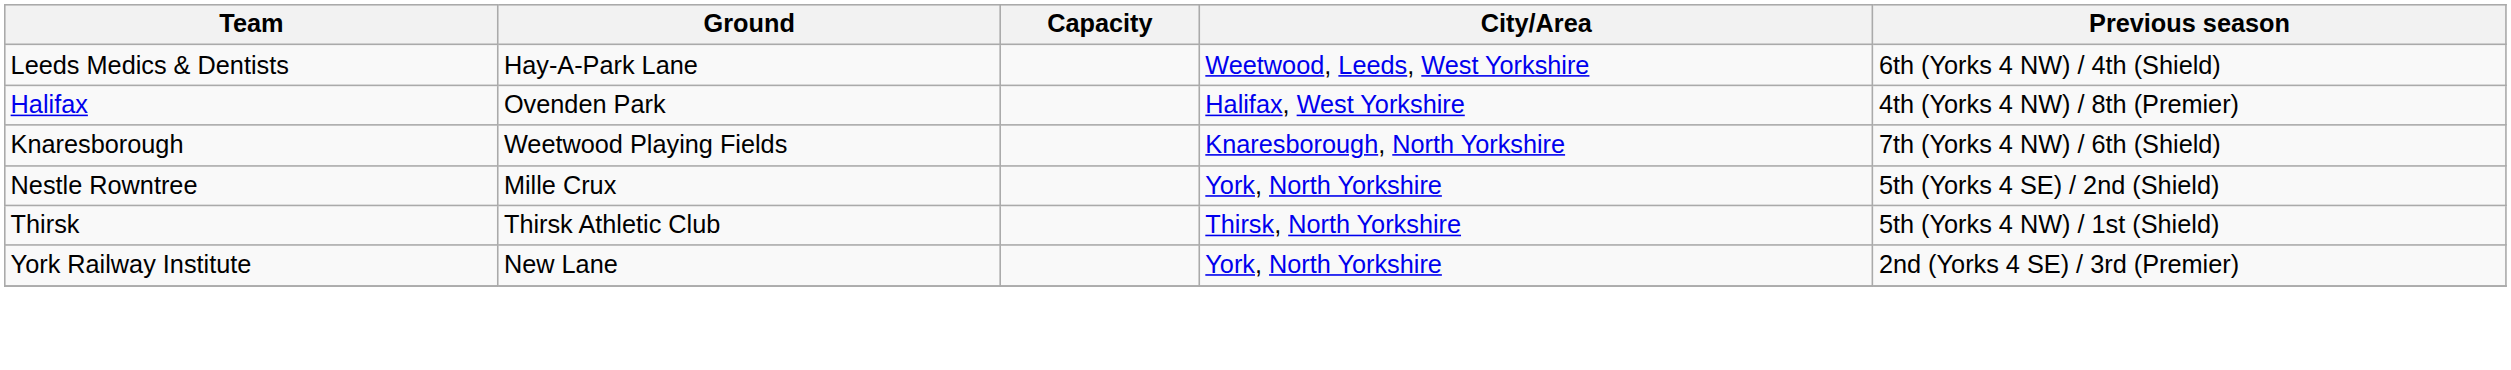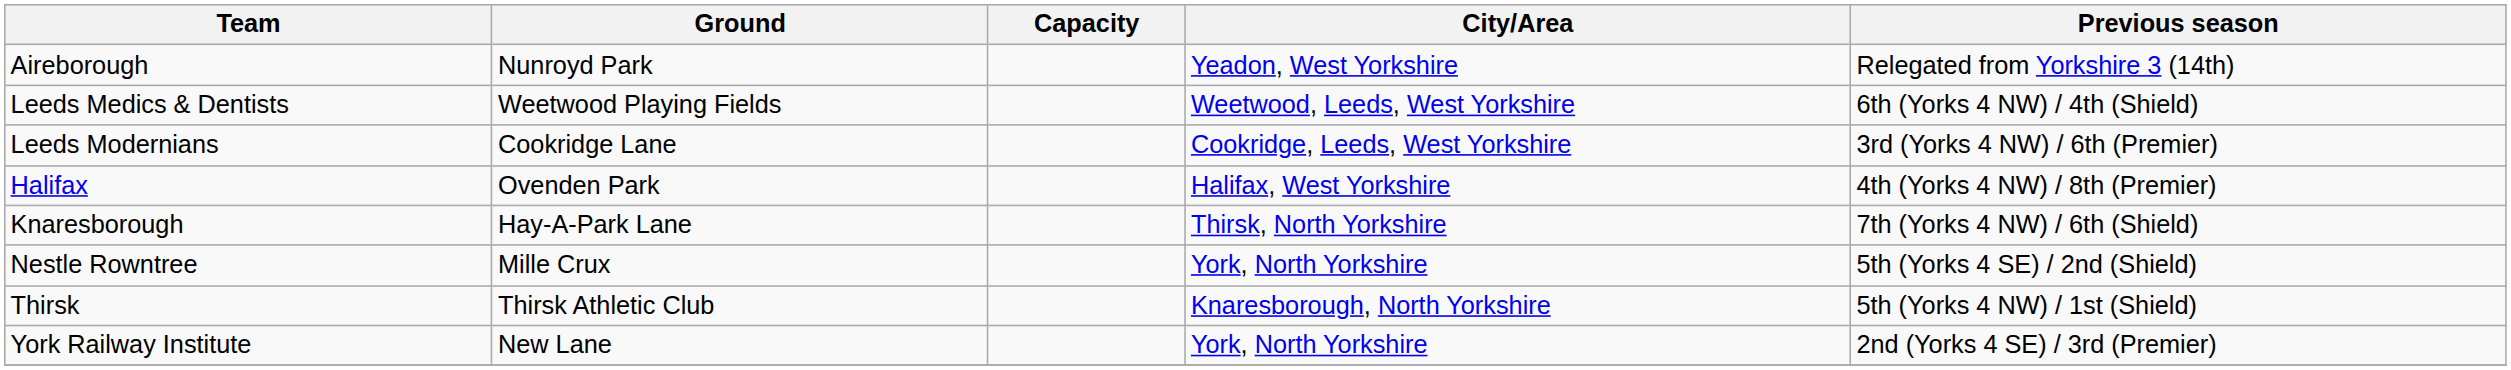+ row: (79, 64)
(601, 64) Hay-A-Park Lane -> (640, 104) Weetwood Playing Fields
+ row: (115, 144)
(646, 144) Weetwood Playing Fields -> (595, 225) Hay-A-Park Lane
(1385, 144) Knaresborough, North Yorkshire -> (1319, 225) Thirsk, North Yorkshire
(1333, 225) Thirsk, North Yorkshire -> (1371, 305) Knaresborough, North Yorkshire
